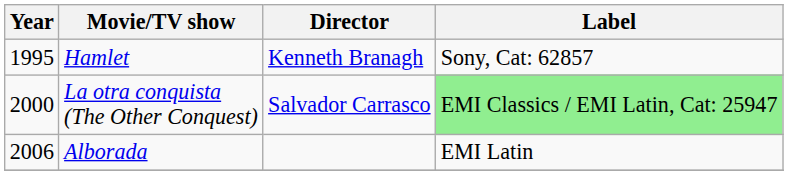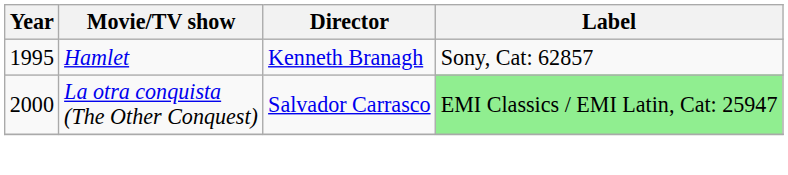- row: (106, 151)
